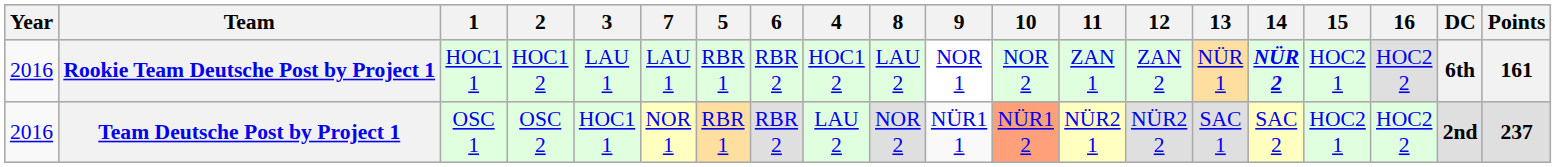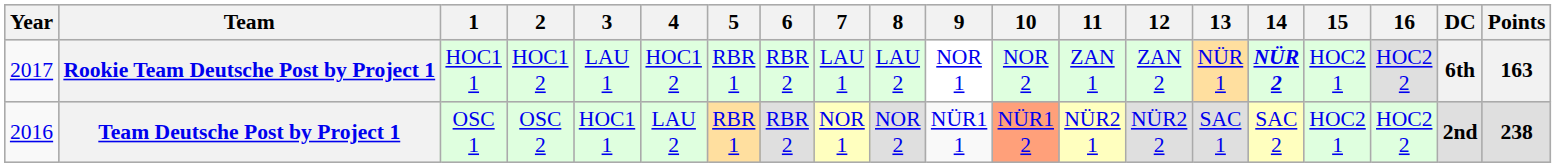columns swapped: (837, 21) <-> (668, 21)
(32, 70) 2016 -> (32, 70) 2017
(1517, 70) 161 -> (1517, 70) 163
(1517, 131) 237 -> (1517, 131) 238
